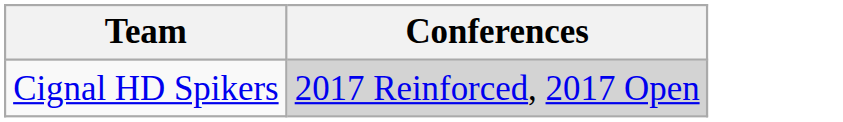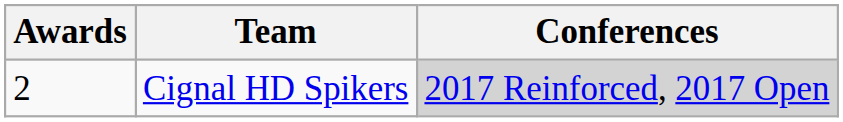+ column: (70, 32)
